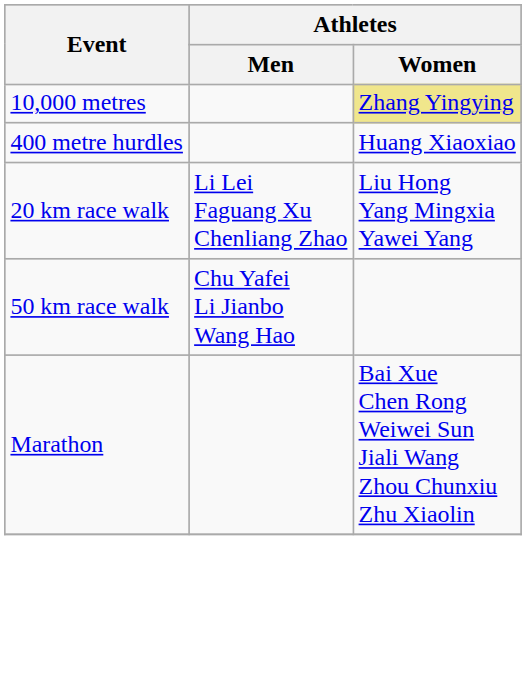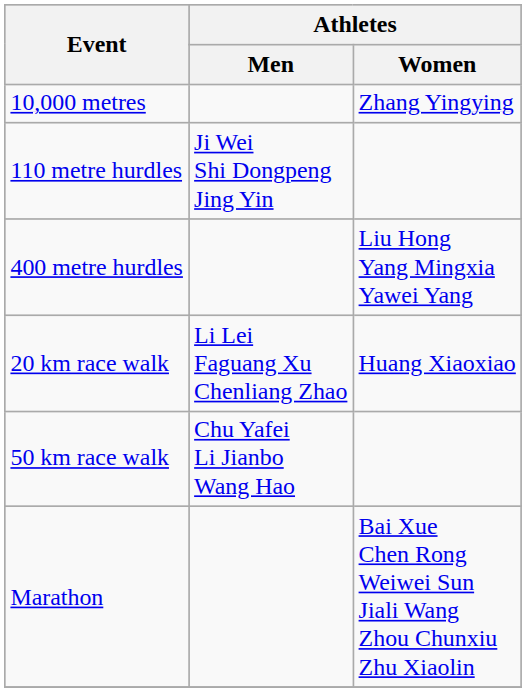(436, 103) khaki background -> (436, 103) no background
+ row: (96, 171)
(437, 142) Huang Xiaoxiao -> (427, 266) Liu Hong Yang Mingxia Yawei Yang
(427, 210) Liu Hong Yang Mingxia Yawei Yang -> (437, 362) Huang Xiaoxiao
